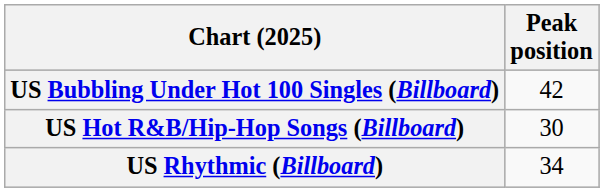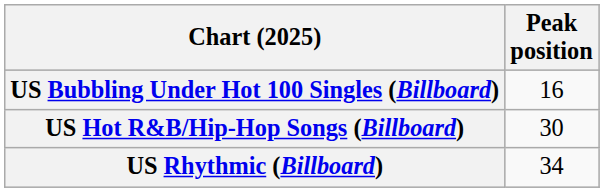(552, 89) 42 -> (552, 89) 16
